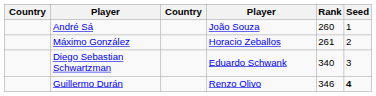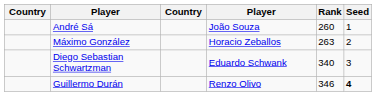(326, 42) 261 -> (326, 42) 263
